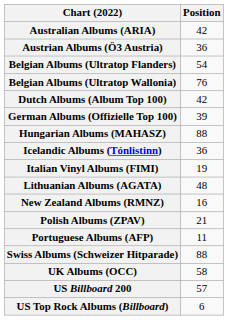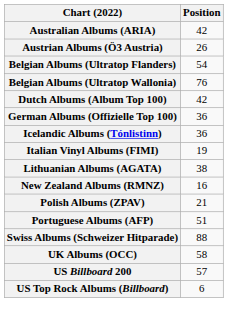(202, 47) 36 -> (202, 47) 26
(202, 116) 39 -> (202, 116) 36
- row: (92, 133)
(202, 185) 48 -> (202, 168) 38
(202, 237) 11 -> (202, 220) 51
